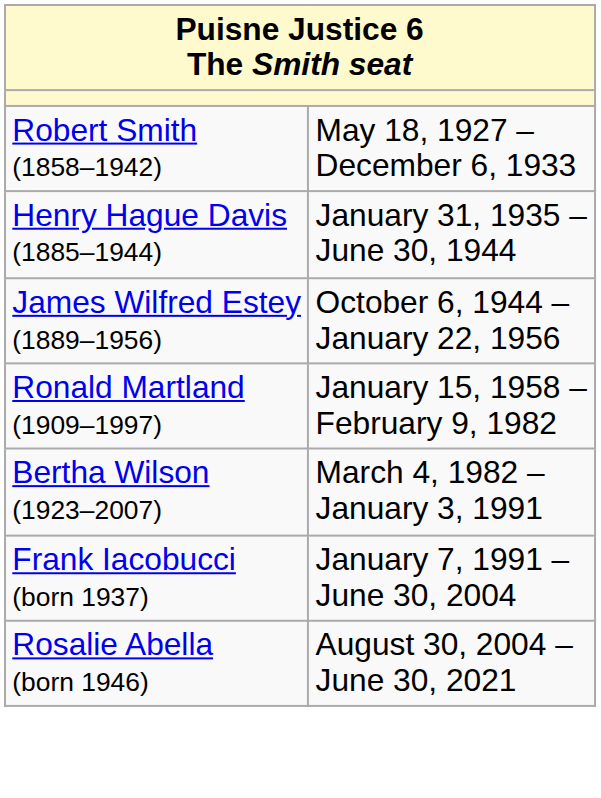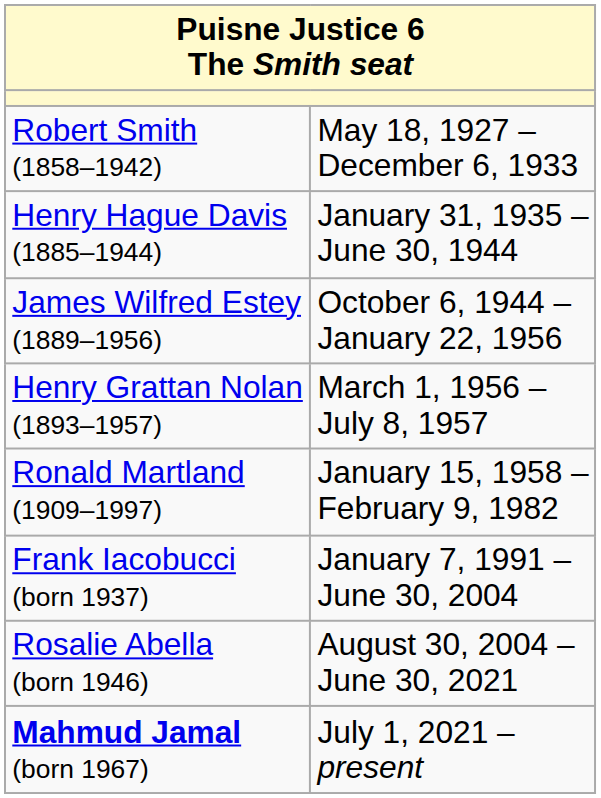+ row: (158, 405)
- row: (111, 491)
+ row: (127, 749)
